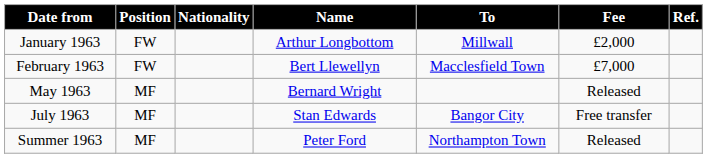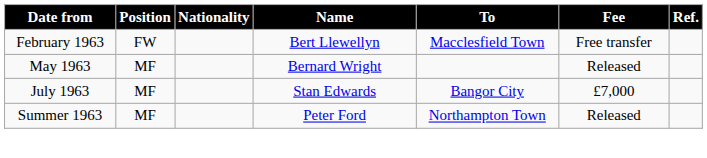- row: (60, 41)
(614, 66) £7,000 -> (614, 41) Free transfer
(614, 116) Free transfer -> (614, 91) £7,000
